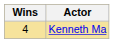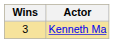(25, 30) 4 -> (25, 30) 3
